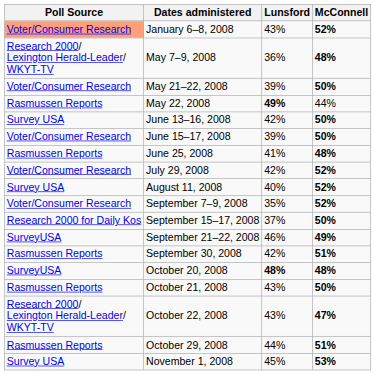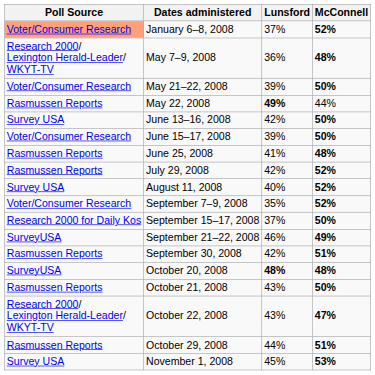(275, 29) 43% -> (275, 29) 37%
(69, 170) Voter/Consumer Research -> (55, 170) Rasmussen Reports
